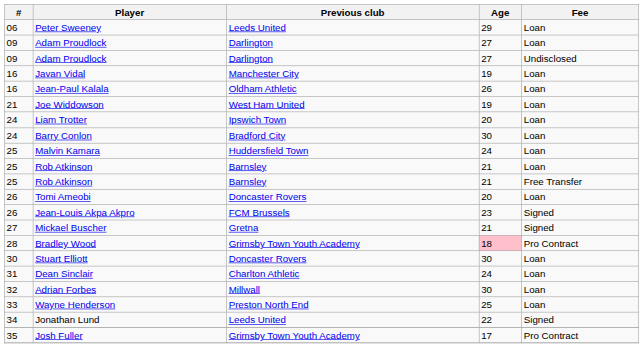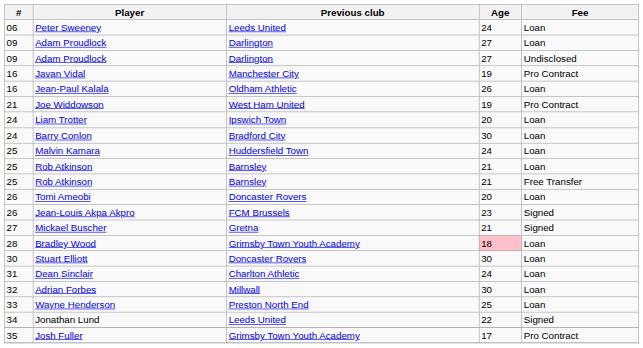(487, 28) 29 -> (487, 28) 24
(535, 74) Loan -> (551, 74) Pro Contract
(535, 105) Loan -> (551, 105) Pro Contract
(551, 243) Pro Contract -> (535, 243) Loan
